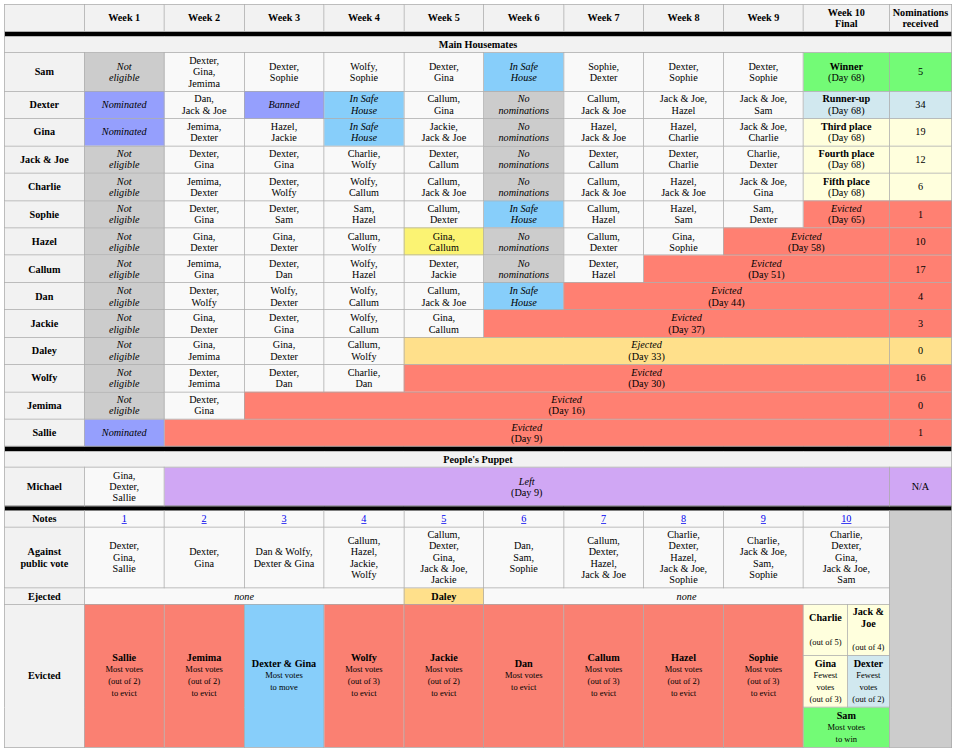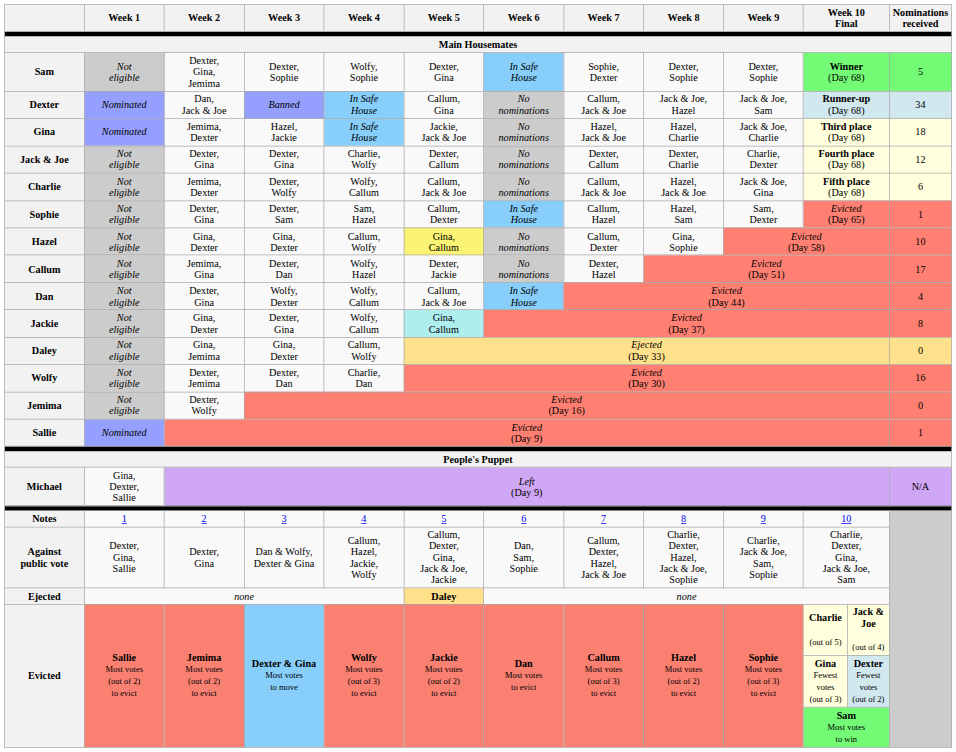(920, 132) 19 -> (920, 132) 18
(204, 296) Dexter, Wolfy -> (204, 296) Dexter, Gina
(444, 323) no background -> (444, 323) paleturquoise background
(920, 323) 3 -> (920, 323) 8
(204, 405) Dexter, Gina -> (204, 405) Dexter, Wolfy
